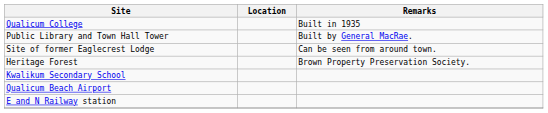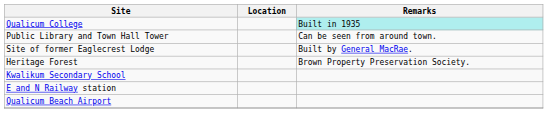(329, 24) no background -> (329, 24) paleturquoise background
(356, 37) Built by General MacRae. -> (367, 37) Can be seen from around town.
(367, 50) Can be seen from around town. -> (356, 50) Built by General MacRae.
rows swapped: (59, 88) <-> (61, 101)
